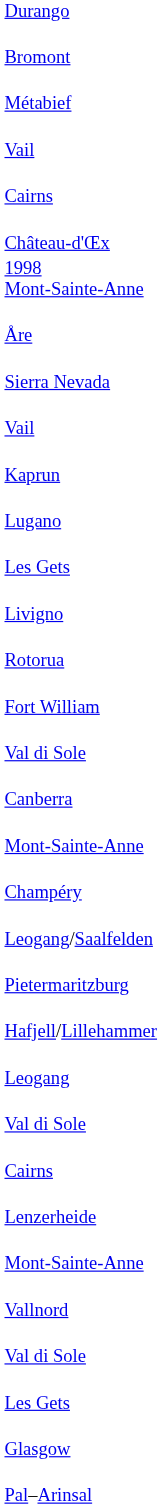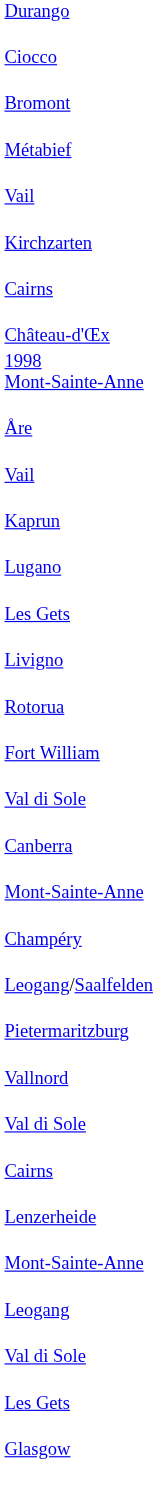+ row: (31, 57)
+ row: (48, 242)
- row: (57, 381)
- row: (81, 1031)
rows swapped: (36, 1309) <-> (37, 1077)
- row: (48, 1495)
